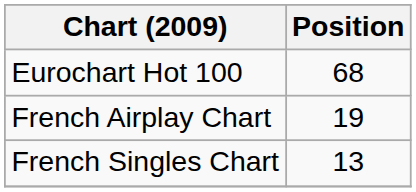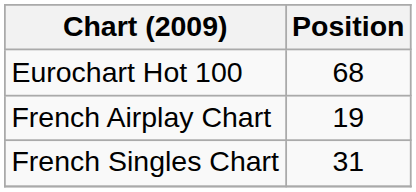(348, 162) 13 -> (348, 162) 31
